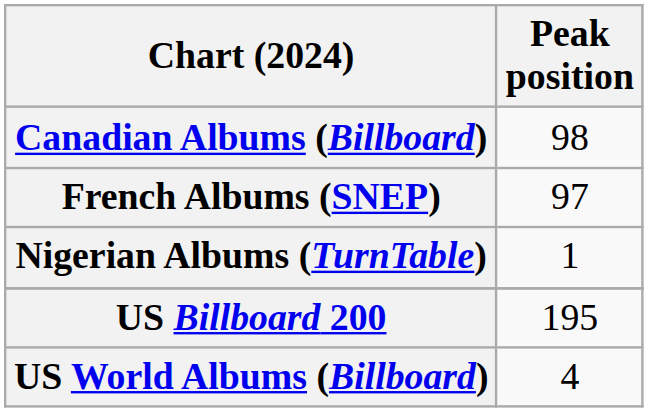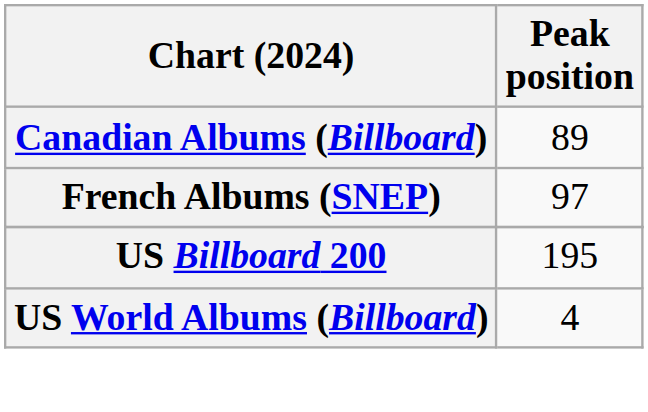(570, 136) 98 -> (570, 136) 89
- row: (251, 256)
